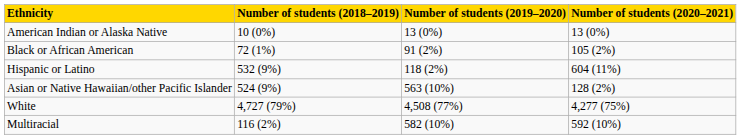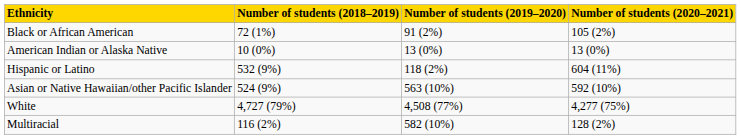rows swapped: (87, 32) <-> (70, 50)
(593, 87) 128 (2%) -> (596, 87) 592 (10%)
(596, 124) 592 (10%) -> (593, 124) 128 (2%)
